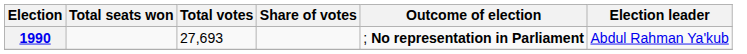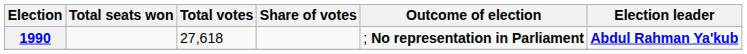(202, 37) 27,693 -> (202, 37) 27,618
(660, 37) normal -> (664, 37) bold
